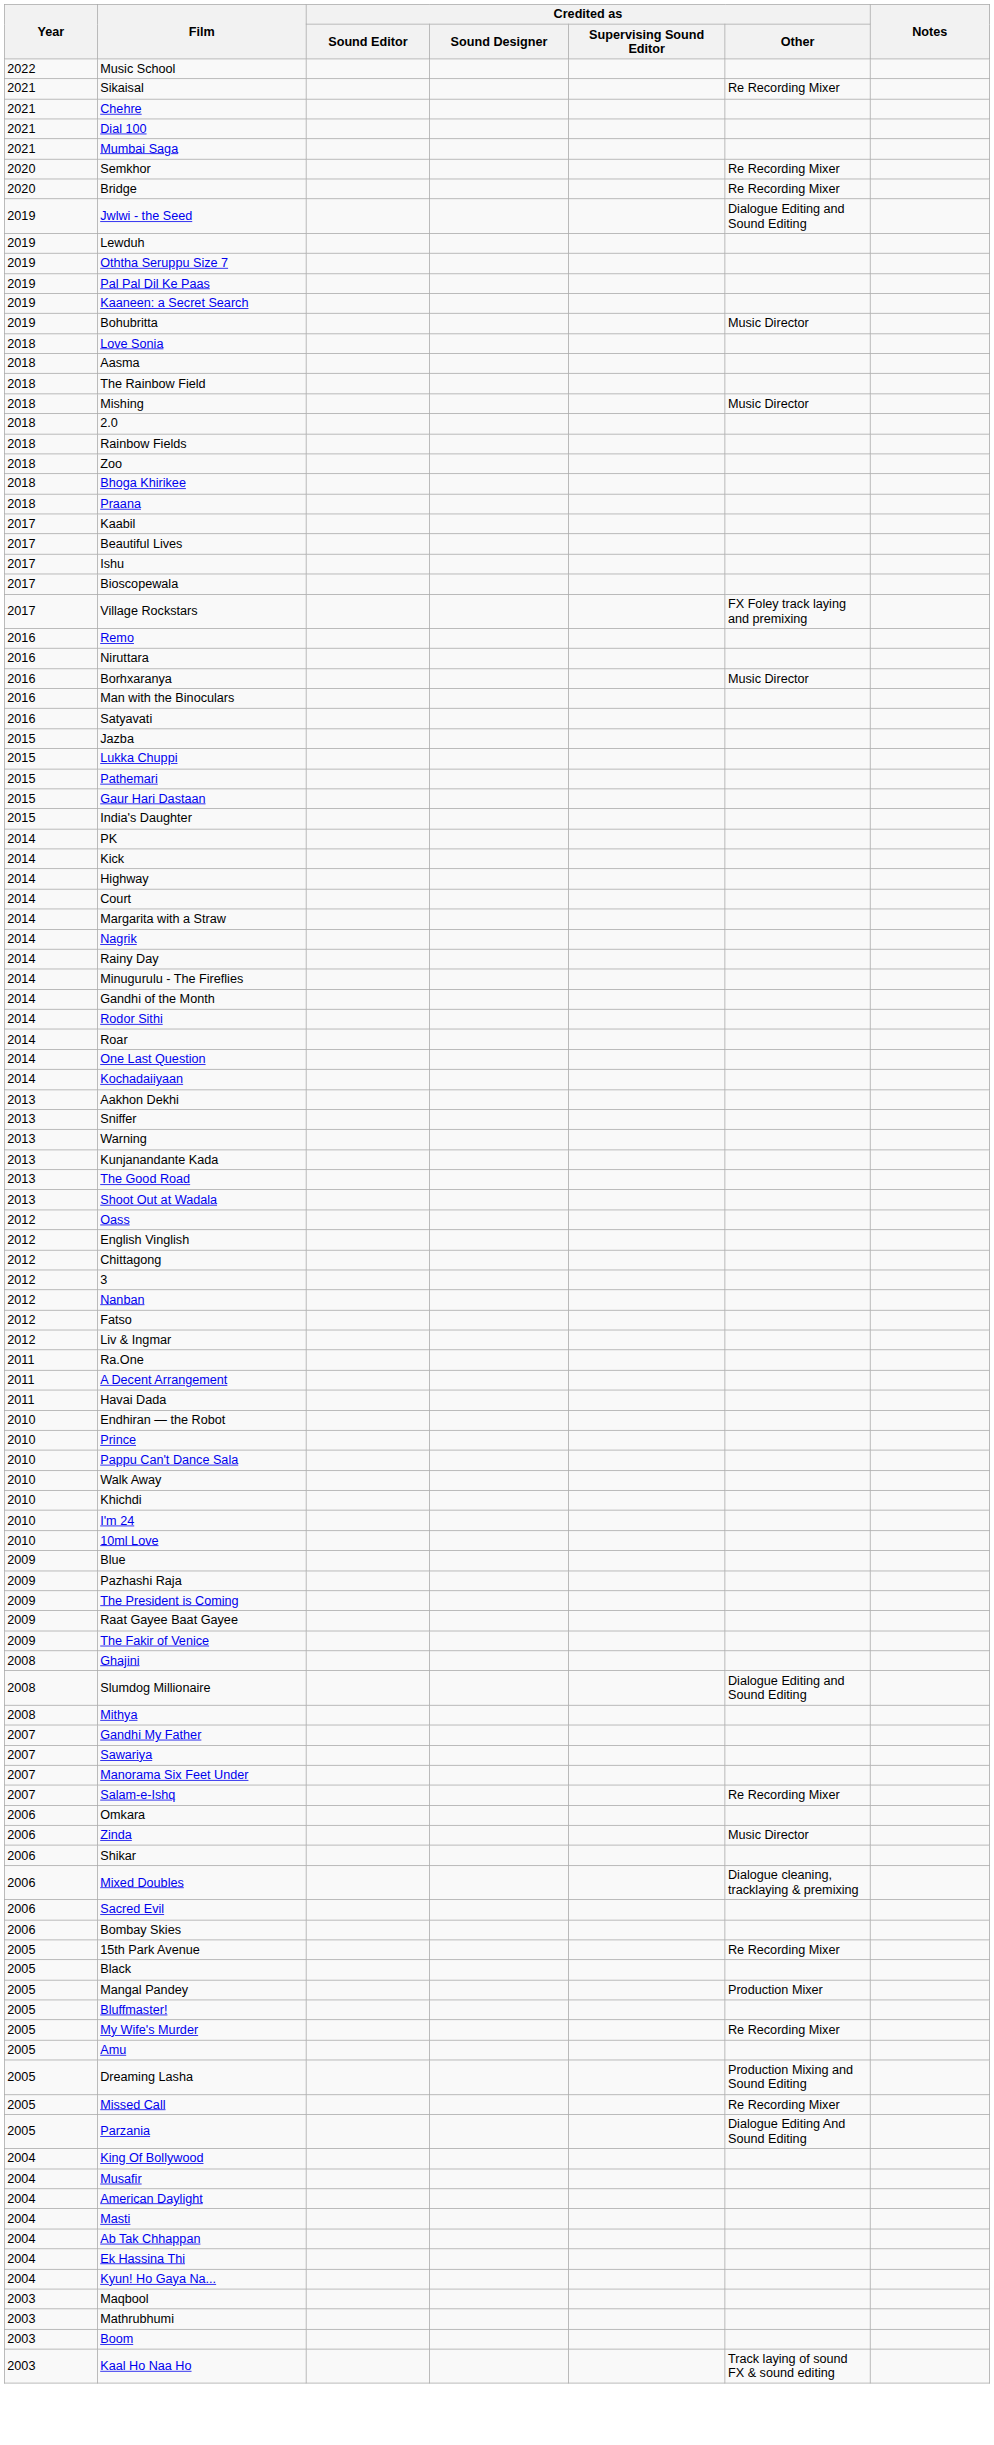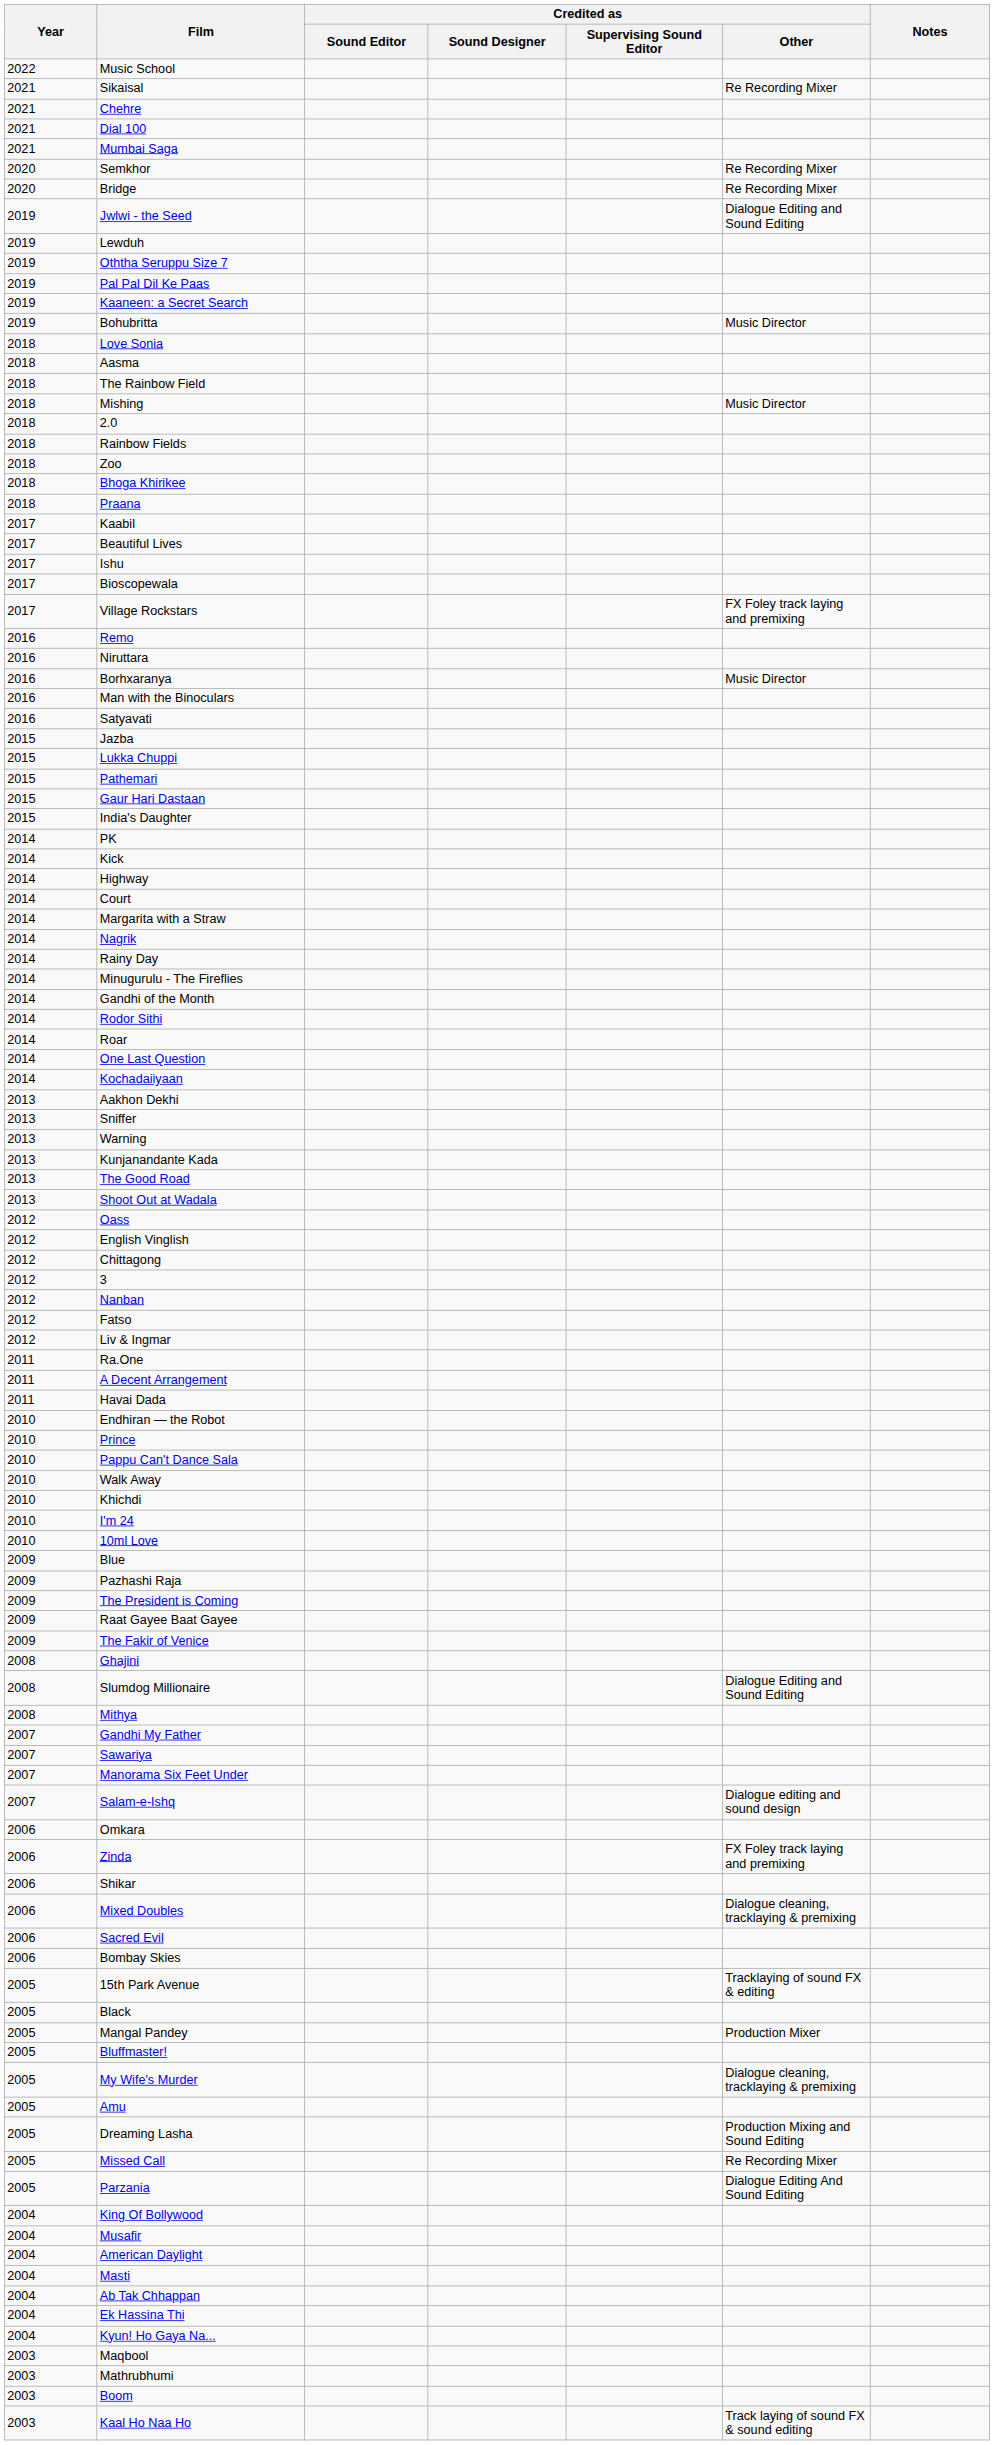(784, 1795) Re Recording Mixer -> (783, 1802) Dialogue editing and sound design
(768, 1835) Music Director -> (784, 1856) FX Foley track laying and premixing
(784, 1949) Re Recording Mixer -> (793, 1985) Tracklaying of sound FX & editing
(784, 2030) Re Recording Mixer -> (791, 2079) Dialogue cleaning, tracklaying & premixing
